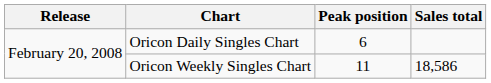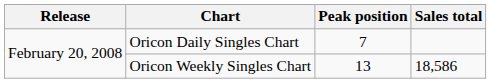(363, 41) 6 -> (363, 41) 7
(363, 66) 11 -> (363, 66) 13
